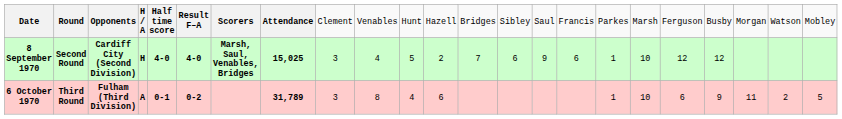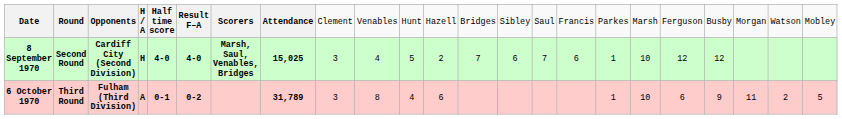(544, 59) 9 -> (544, 59) 7
